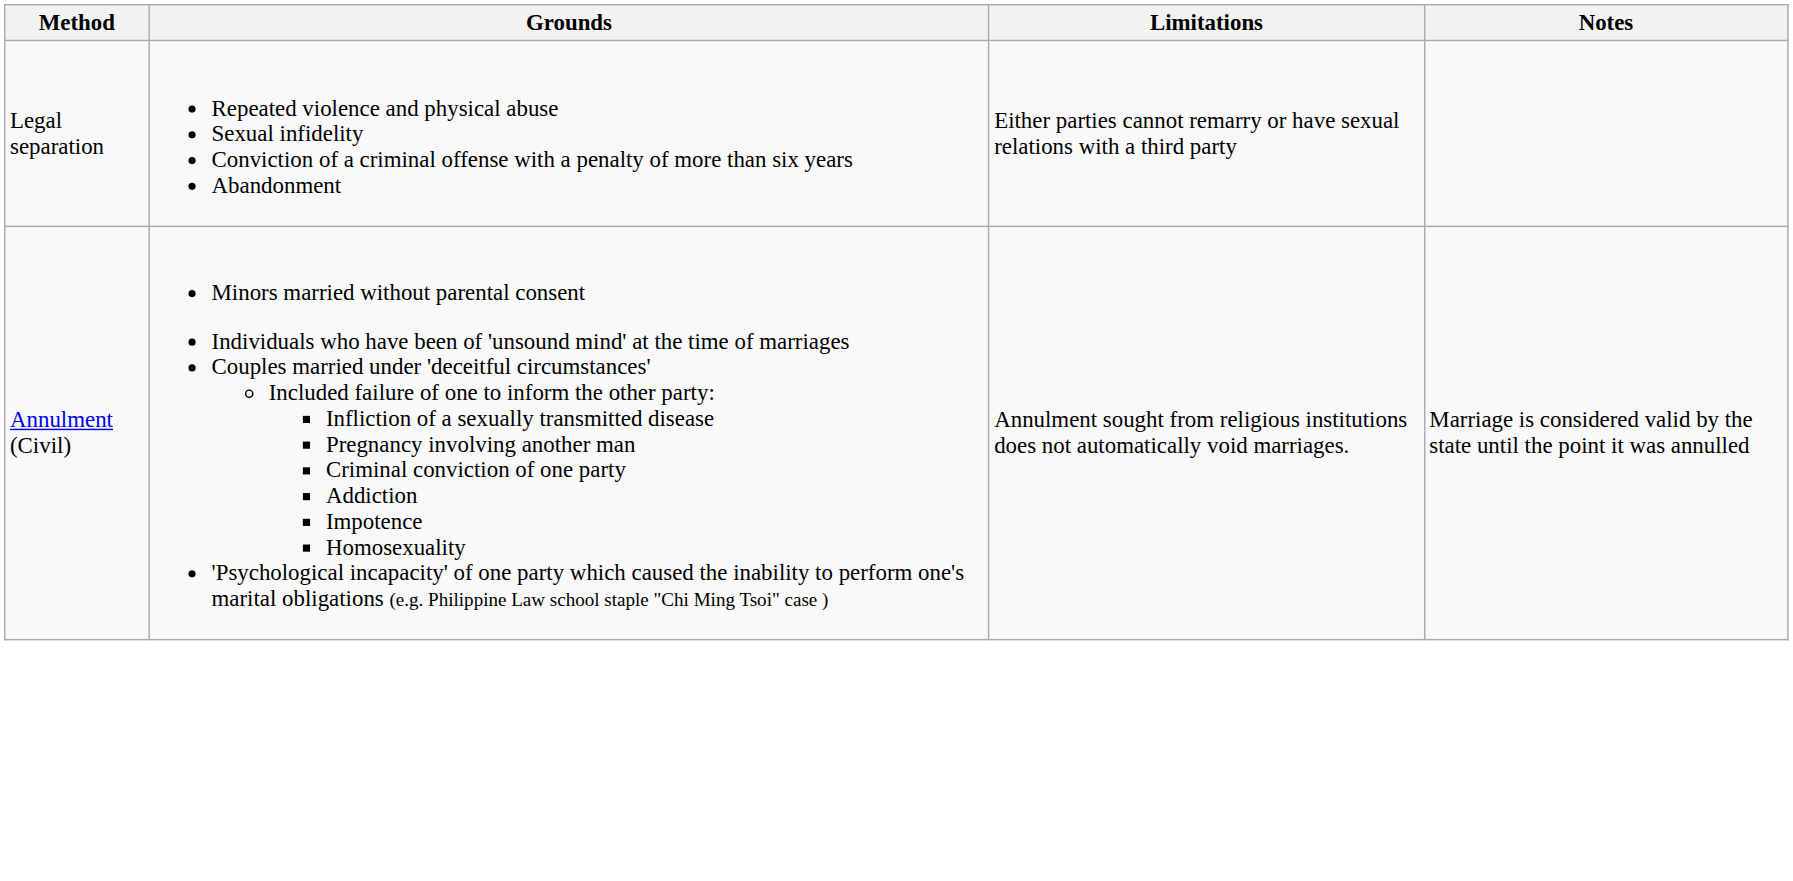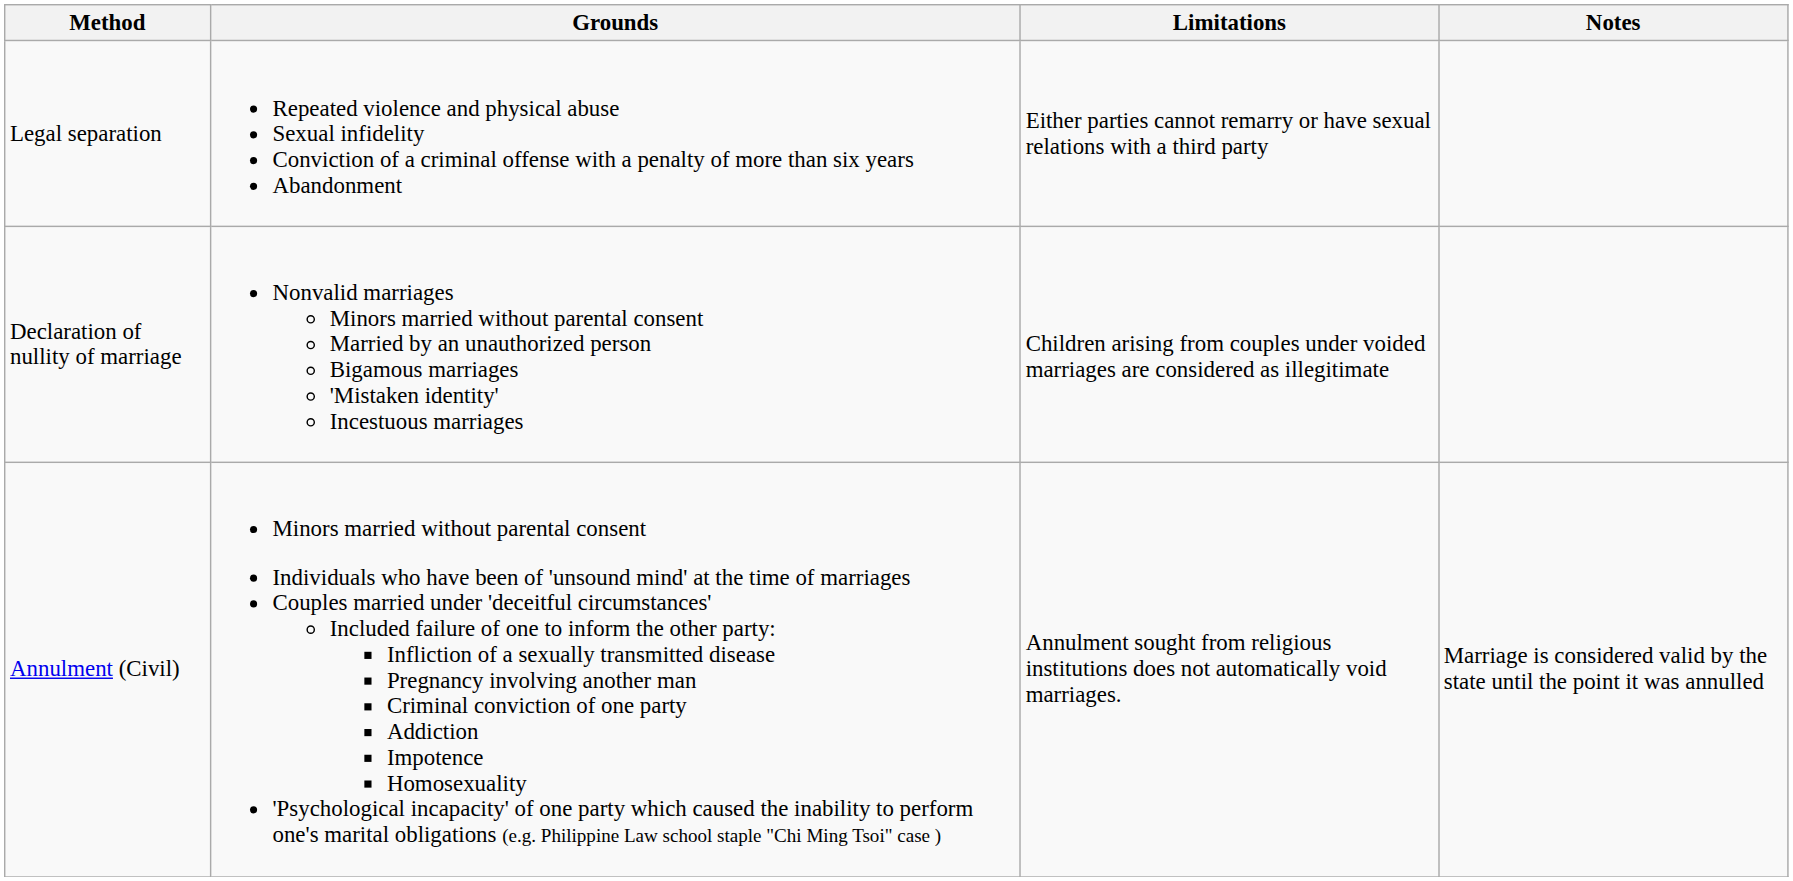+ row: (96, 344)
